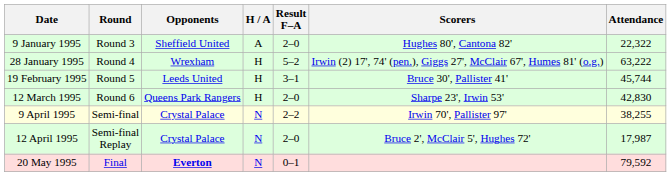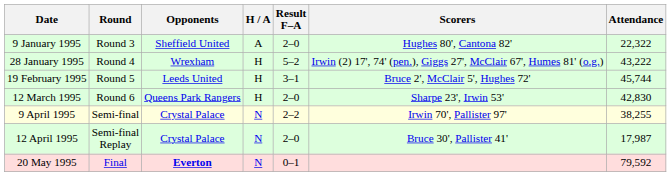(636, 61) 63,222 -> (636, 61) 43,222
(457, 79) Bruce 30', Pallister 41' -> (457, 79) Bruce 2', McClair 5', Hughes 72'
(457, 138) Bruce 2', McClair 5', Hughes 72' -> (457, 138) Bruce 30', Pallister 41'
